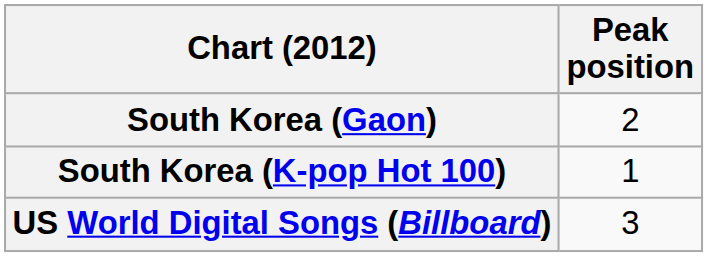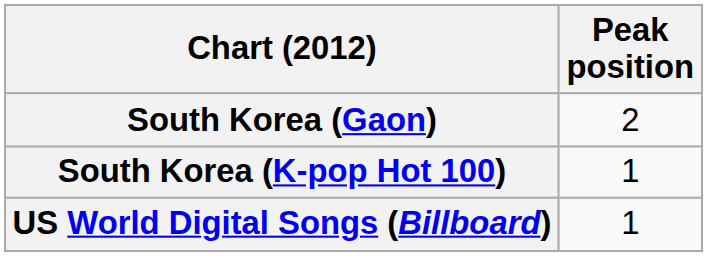(630, 223) 3 -> (630, 223) 1
